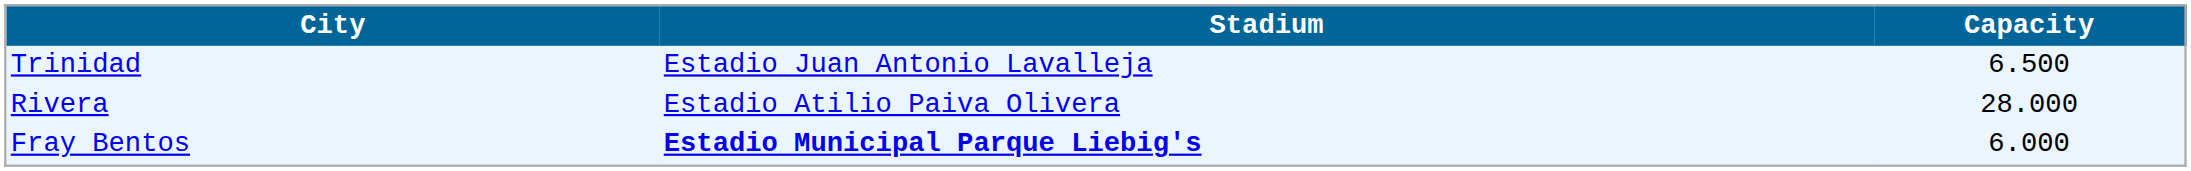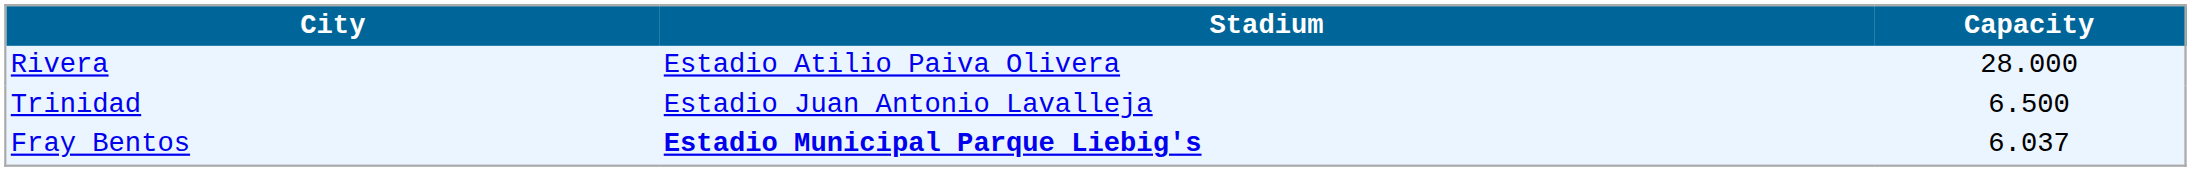rows swapped: (76, 66) <-> (60, 105)
(2029, 145) 6.000 -> (2029, 145) 6.037
